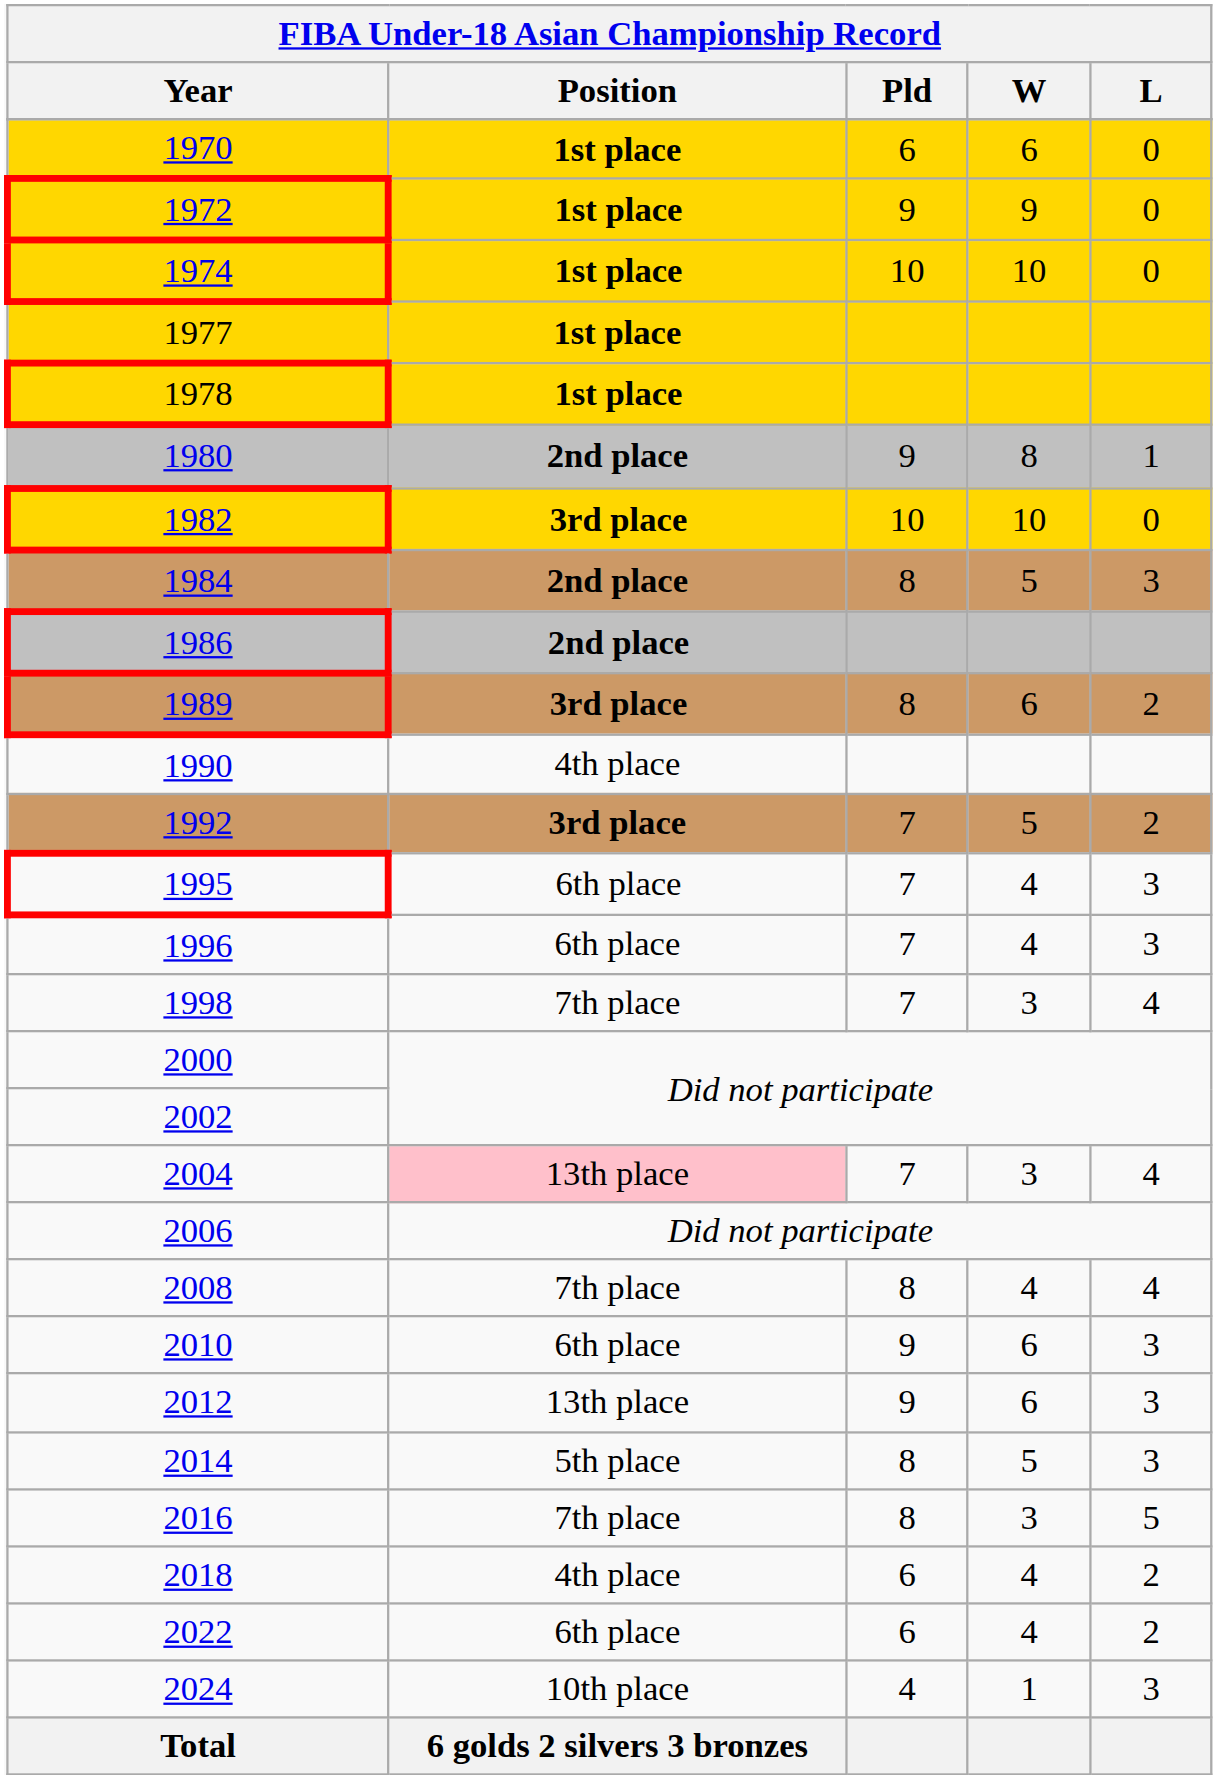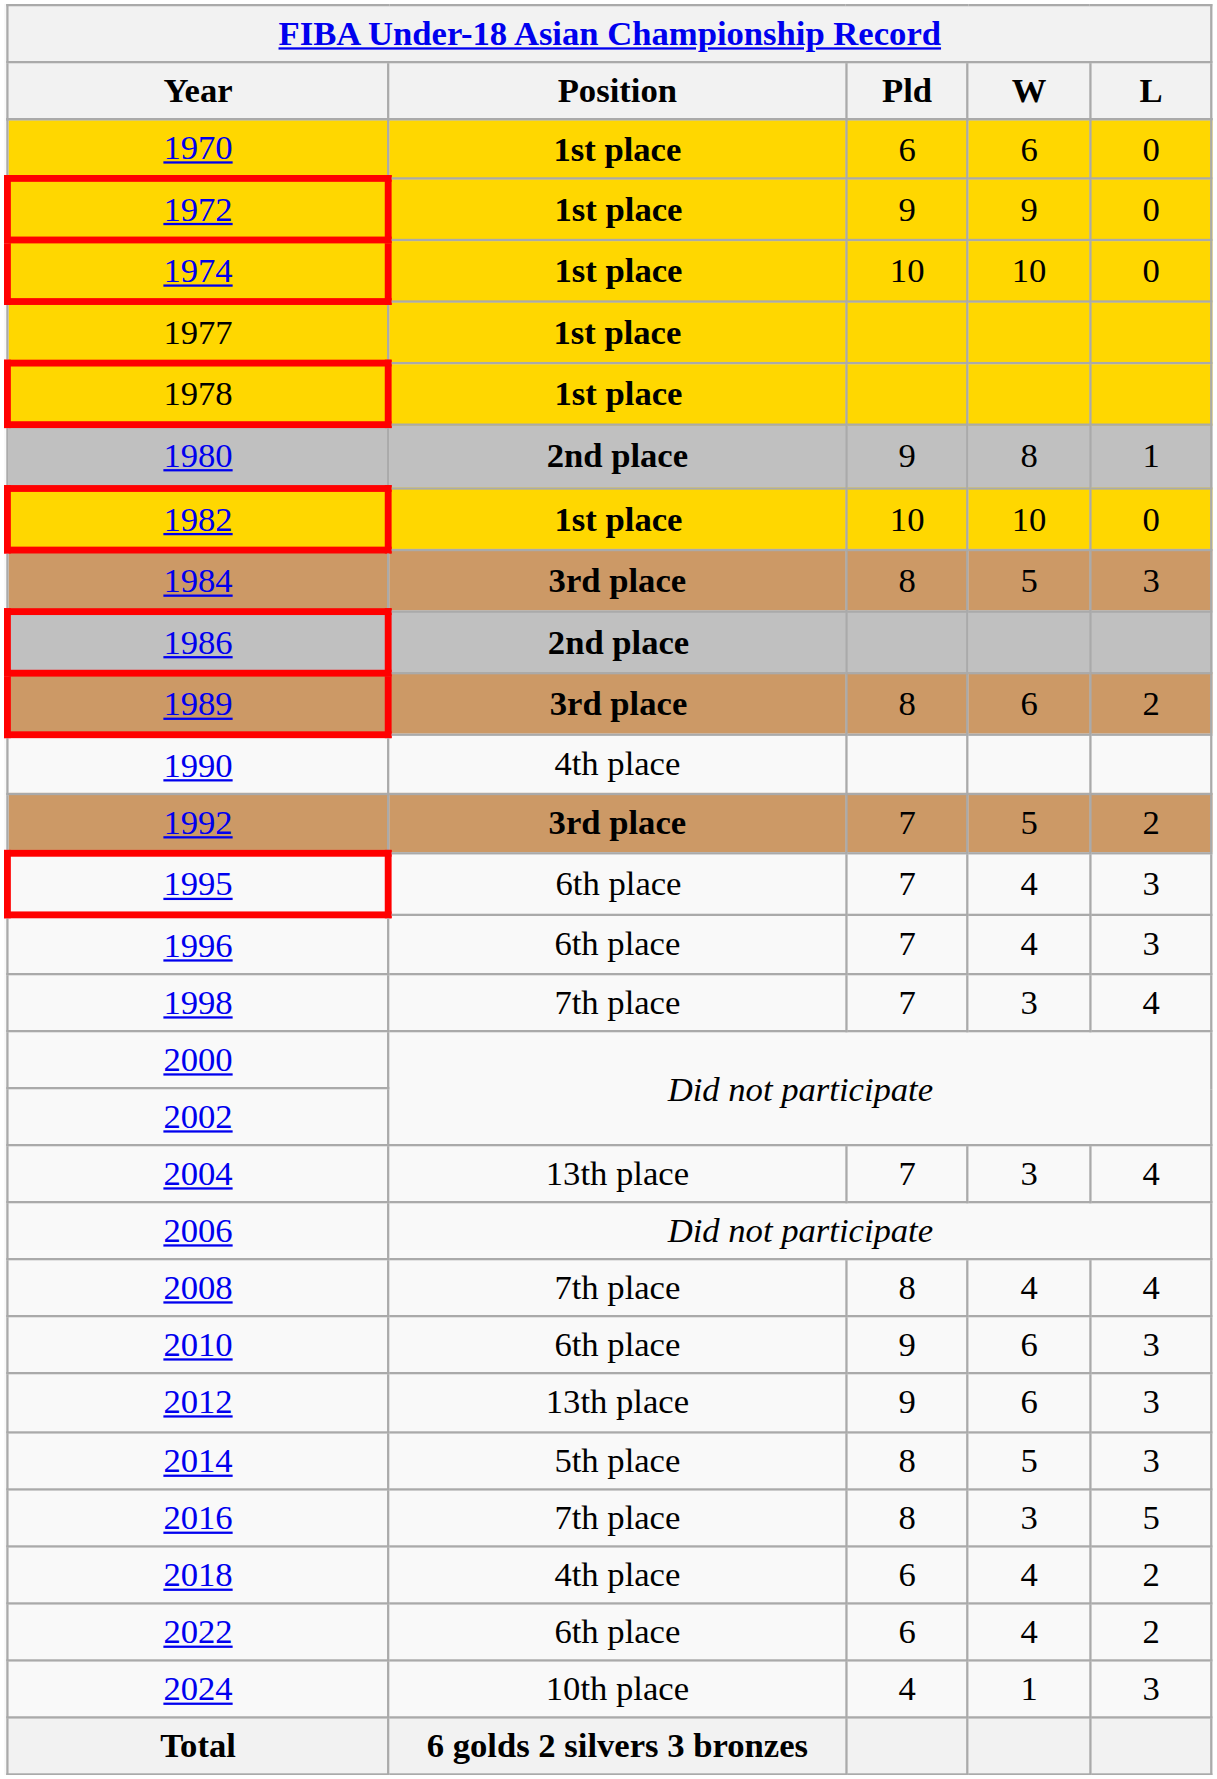(619, 517) 3rd place -> (619, 517) 1st place
(617, 579) 2nd place -> (617, 579) 3rd place
(617, 1173) pink background -> (617, 1173) no background
